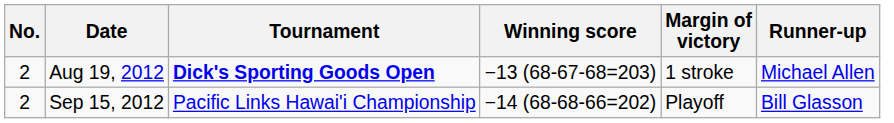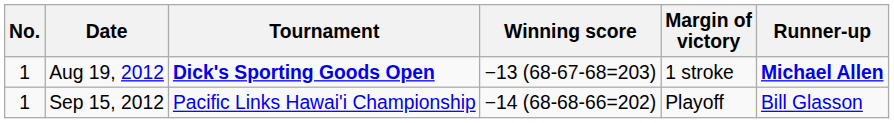(25, 72) 2 -> (25, 72) 1
(818, 72) normal -> (822, 72) bold
(25, 103) 2 -> (25, 103) 1
